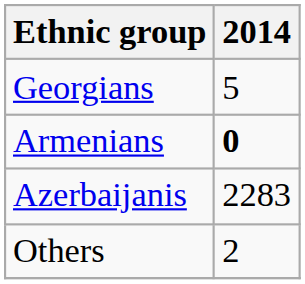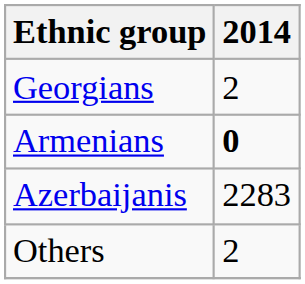(231, 86) 5 -> (231, 86) 2
